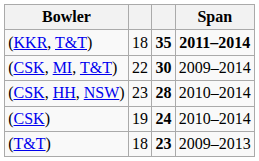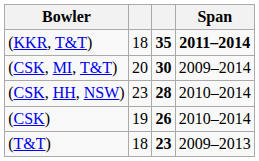(140, 67) 22 -> (140, 67) 20
(163, 118) 24 -> (163, 118) 26
